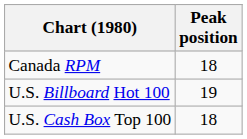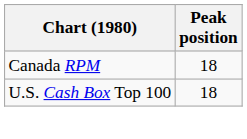- row: (89, 92)
